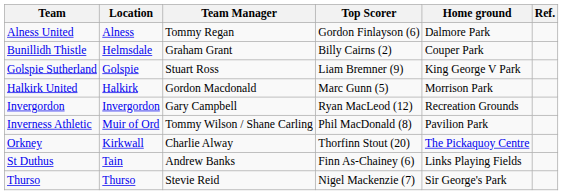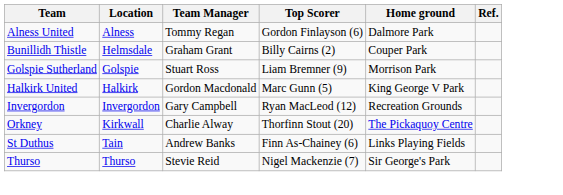(473, 69) King George V Park -> (402, 69) Morrison Park
(459, 87) Morrison Park -> (416, 87) King George V Park
- row: (49, 124)
